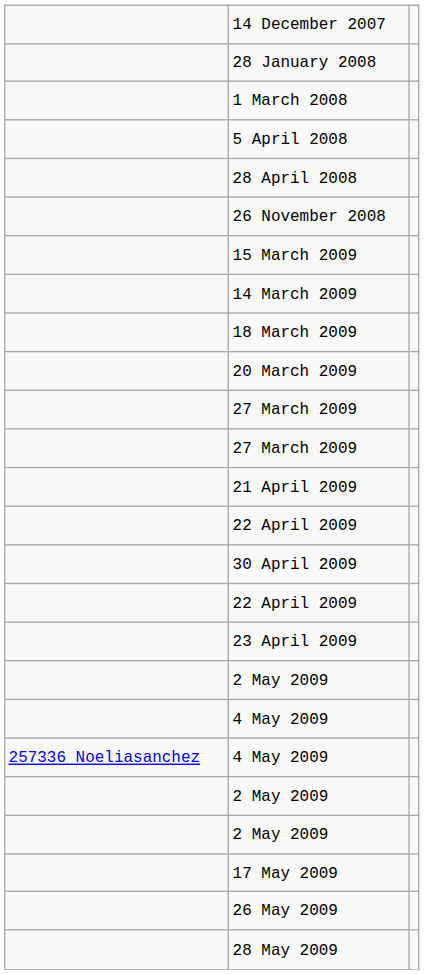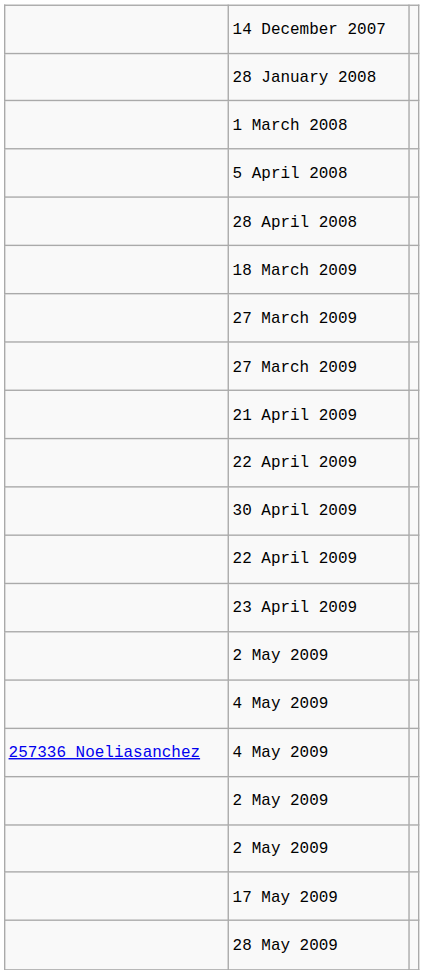- row: (117, 217)
- row: (117, 255)
- row: (117, 294)
- row: (117, 371)
- row: (117, 911)
